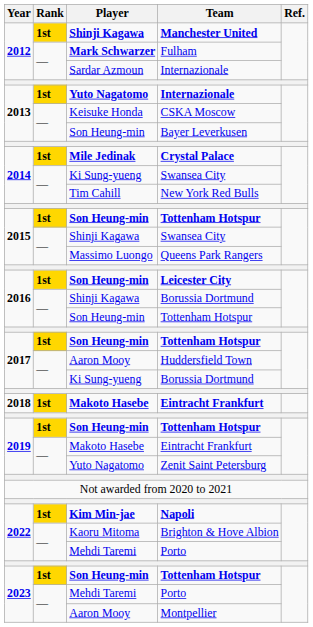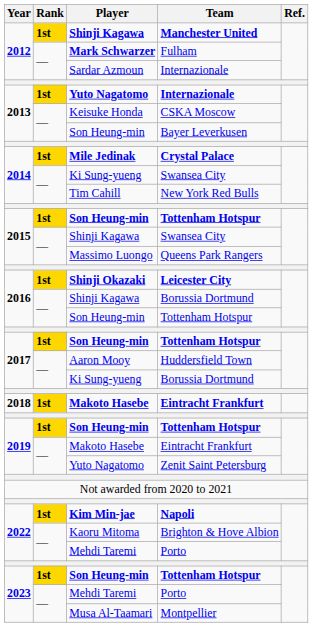(109, 279) Son Heung-min -> (107, 279) Shinji Okazaki
(100, 613) Aaron Mooy -> (111, 613) Musa Al-Taamari
